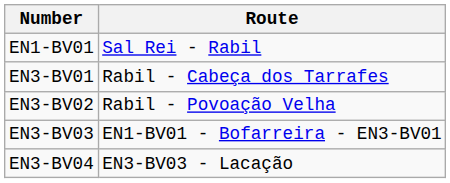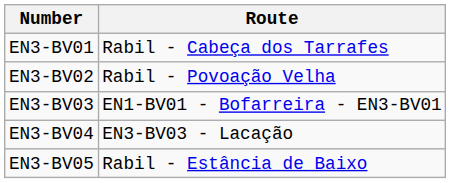- row: (51, 48)
+ row: (51, 163)
